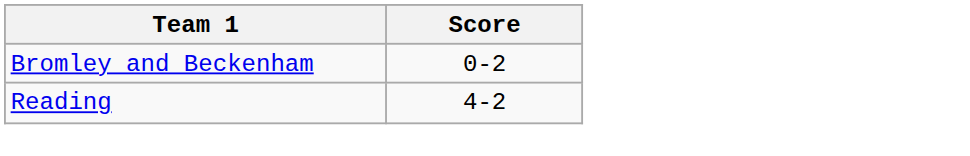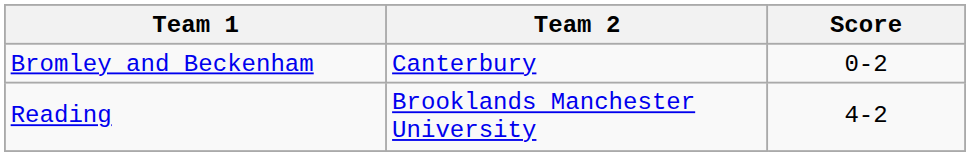+ column: (577, 25)
